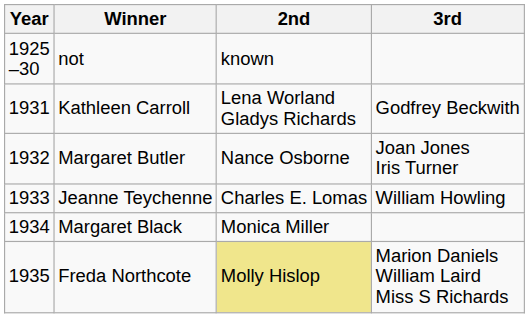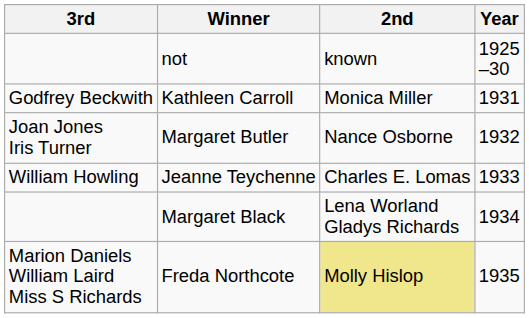columns swapped: (29, 19) <-> (448, 19)
(288, 108) Lena Worland Gladys Richards -> (378, 98) Monica Miller
(275, 227) Monica Miller -> (392, 216) Lena Worland Gladys Richards
